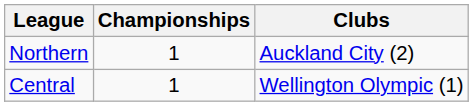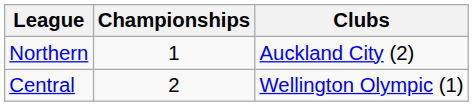(174, 85) 1 -> (174, 85) 2
